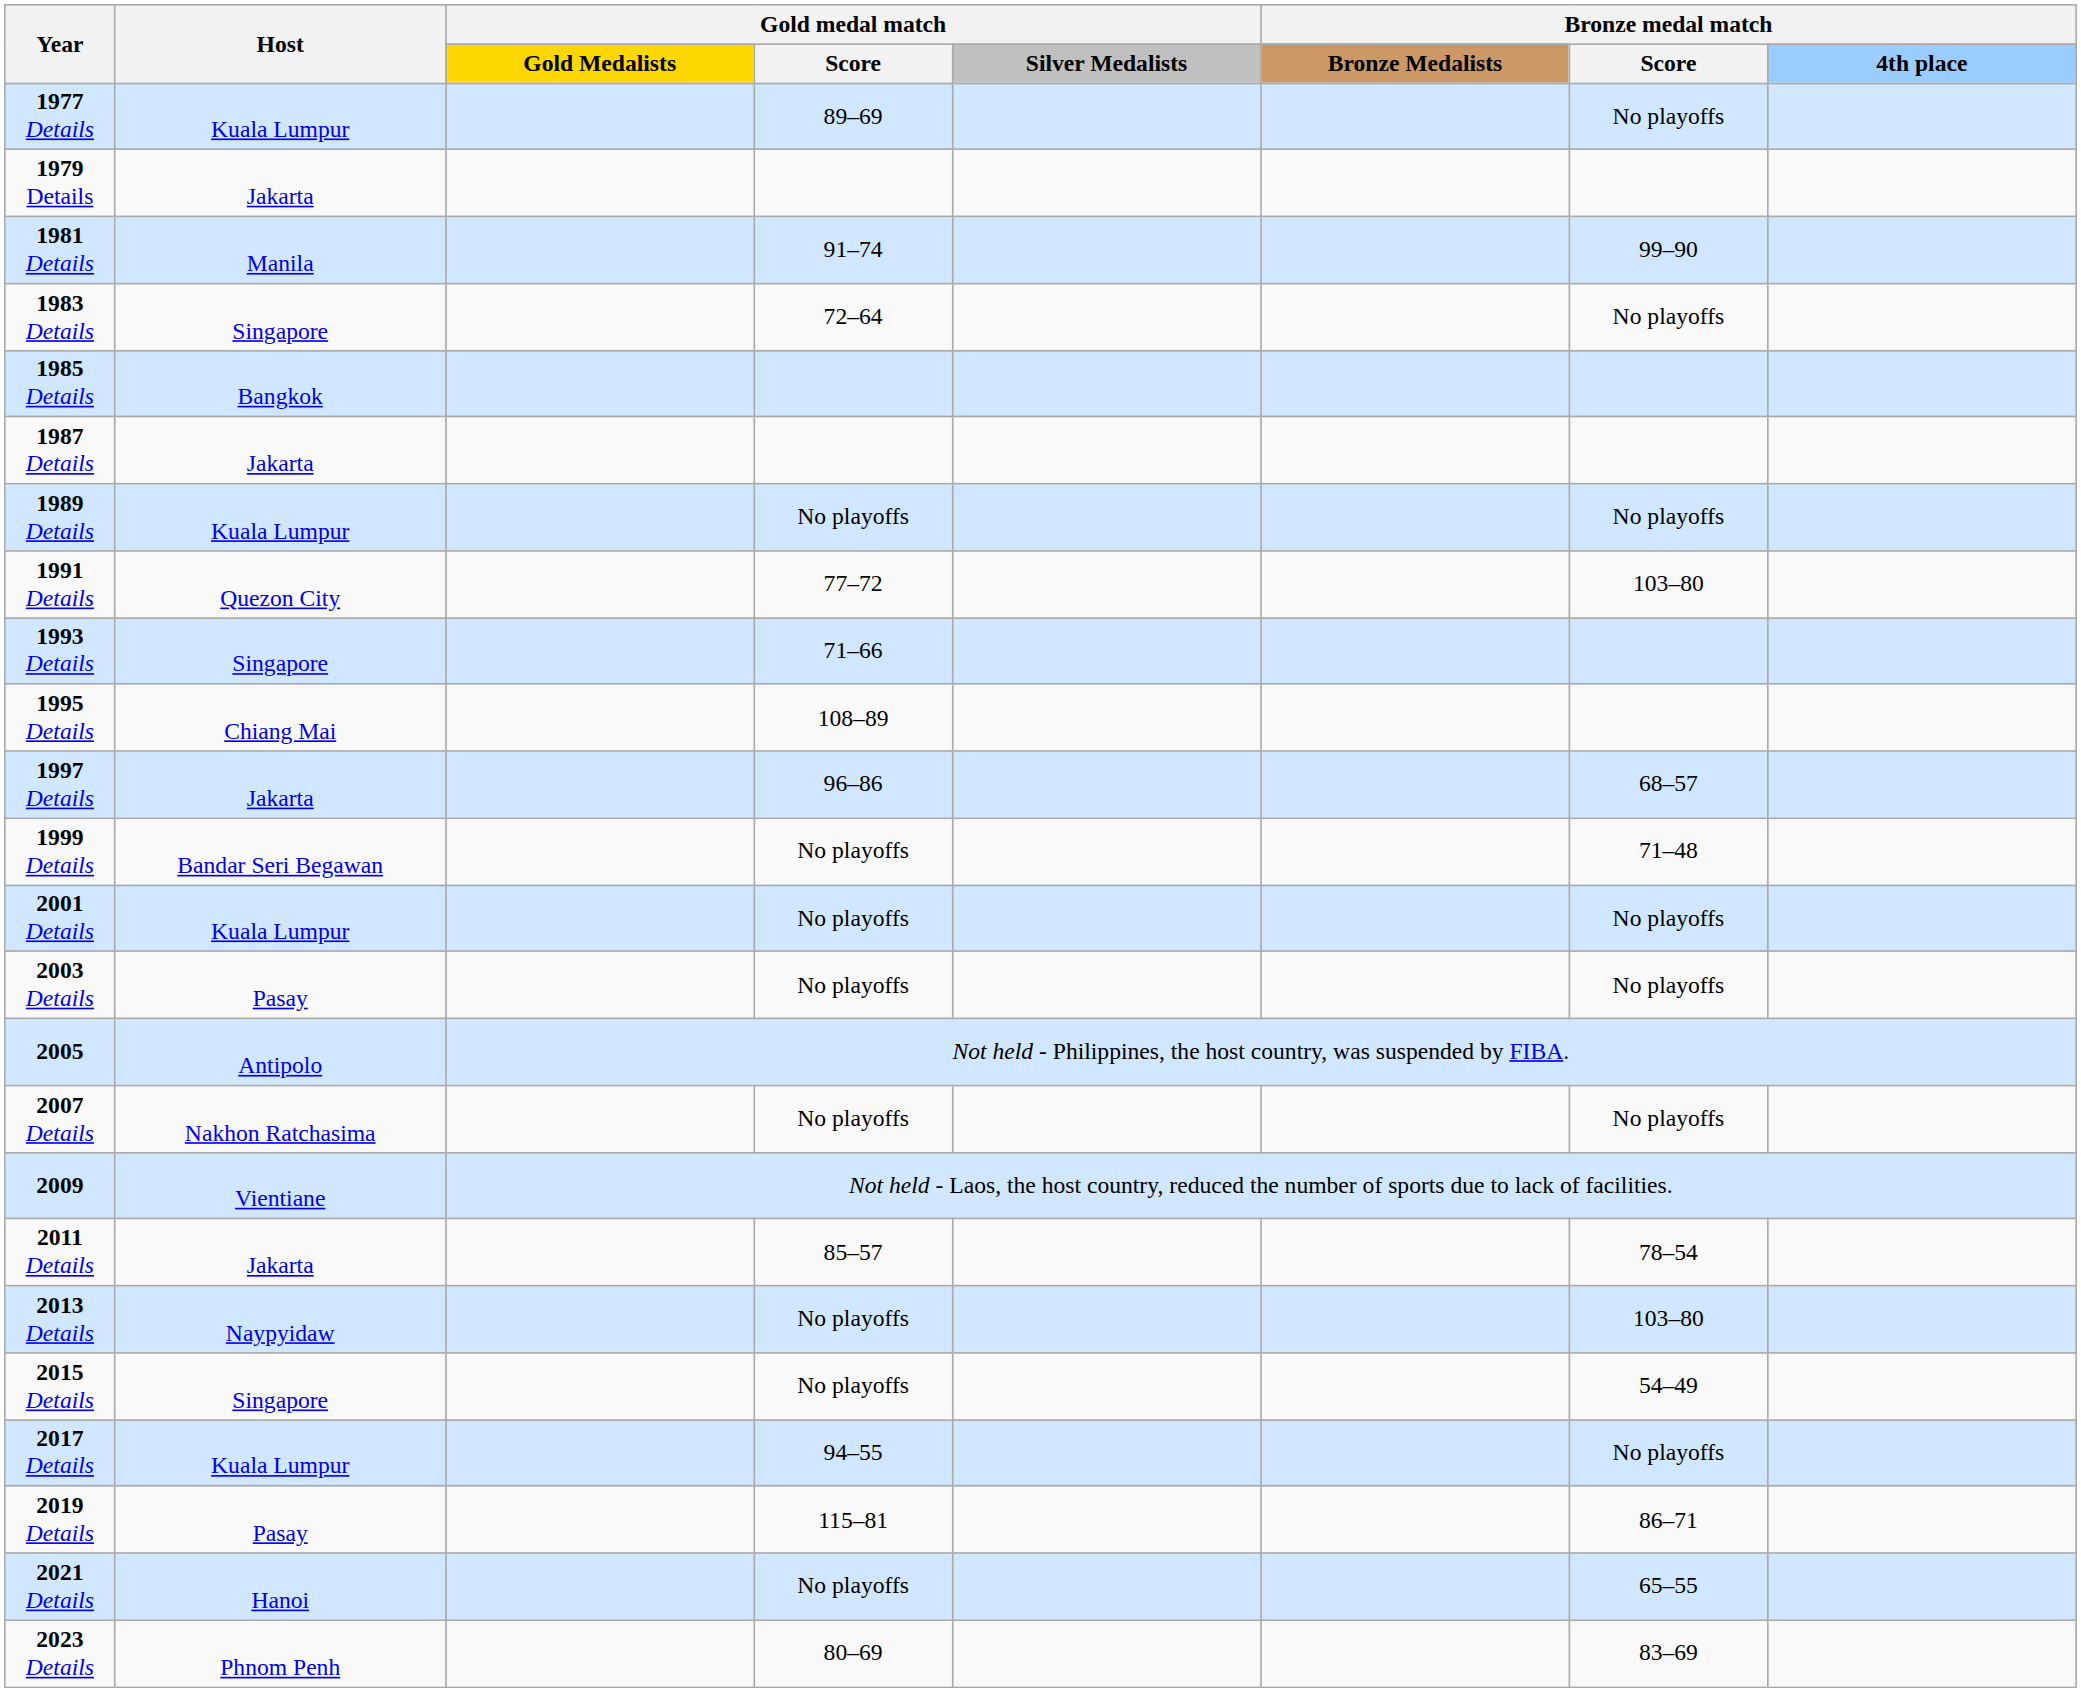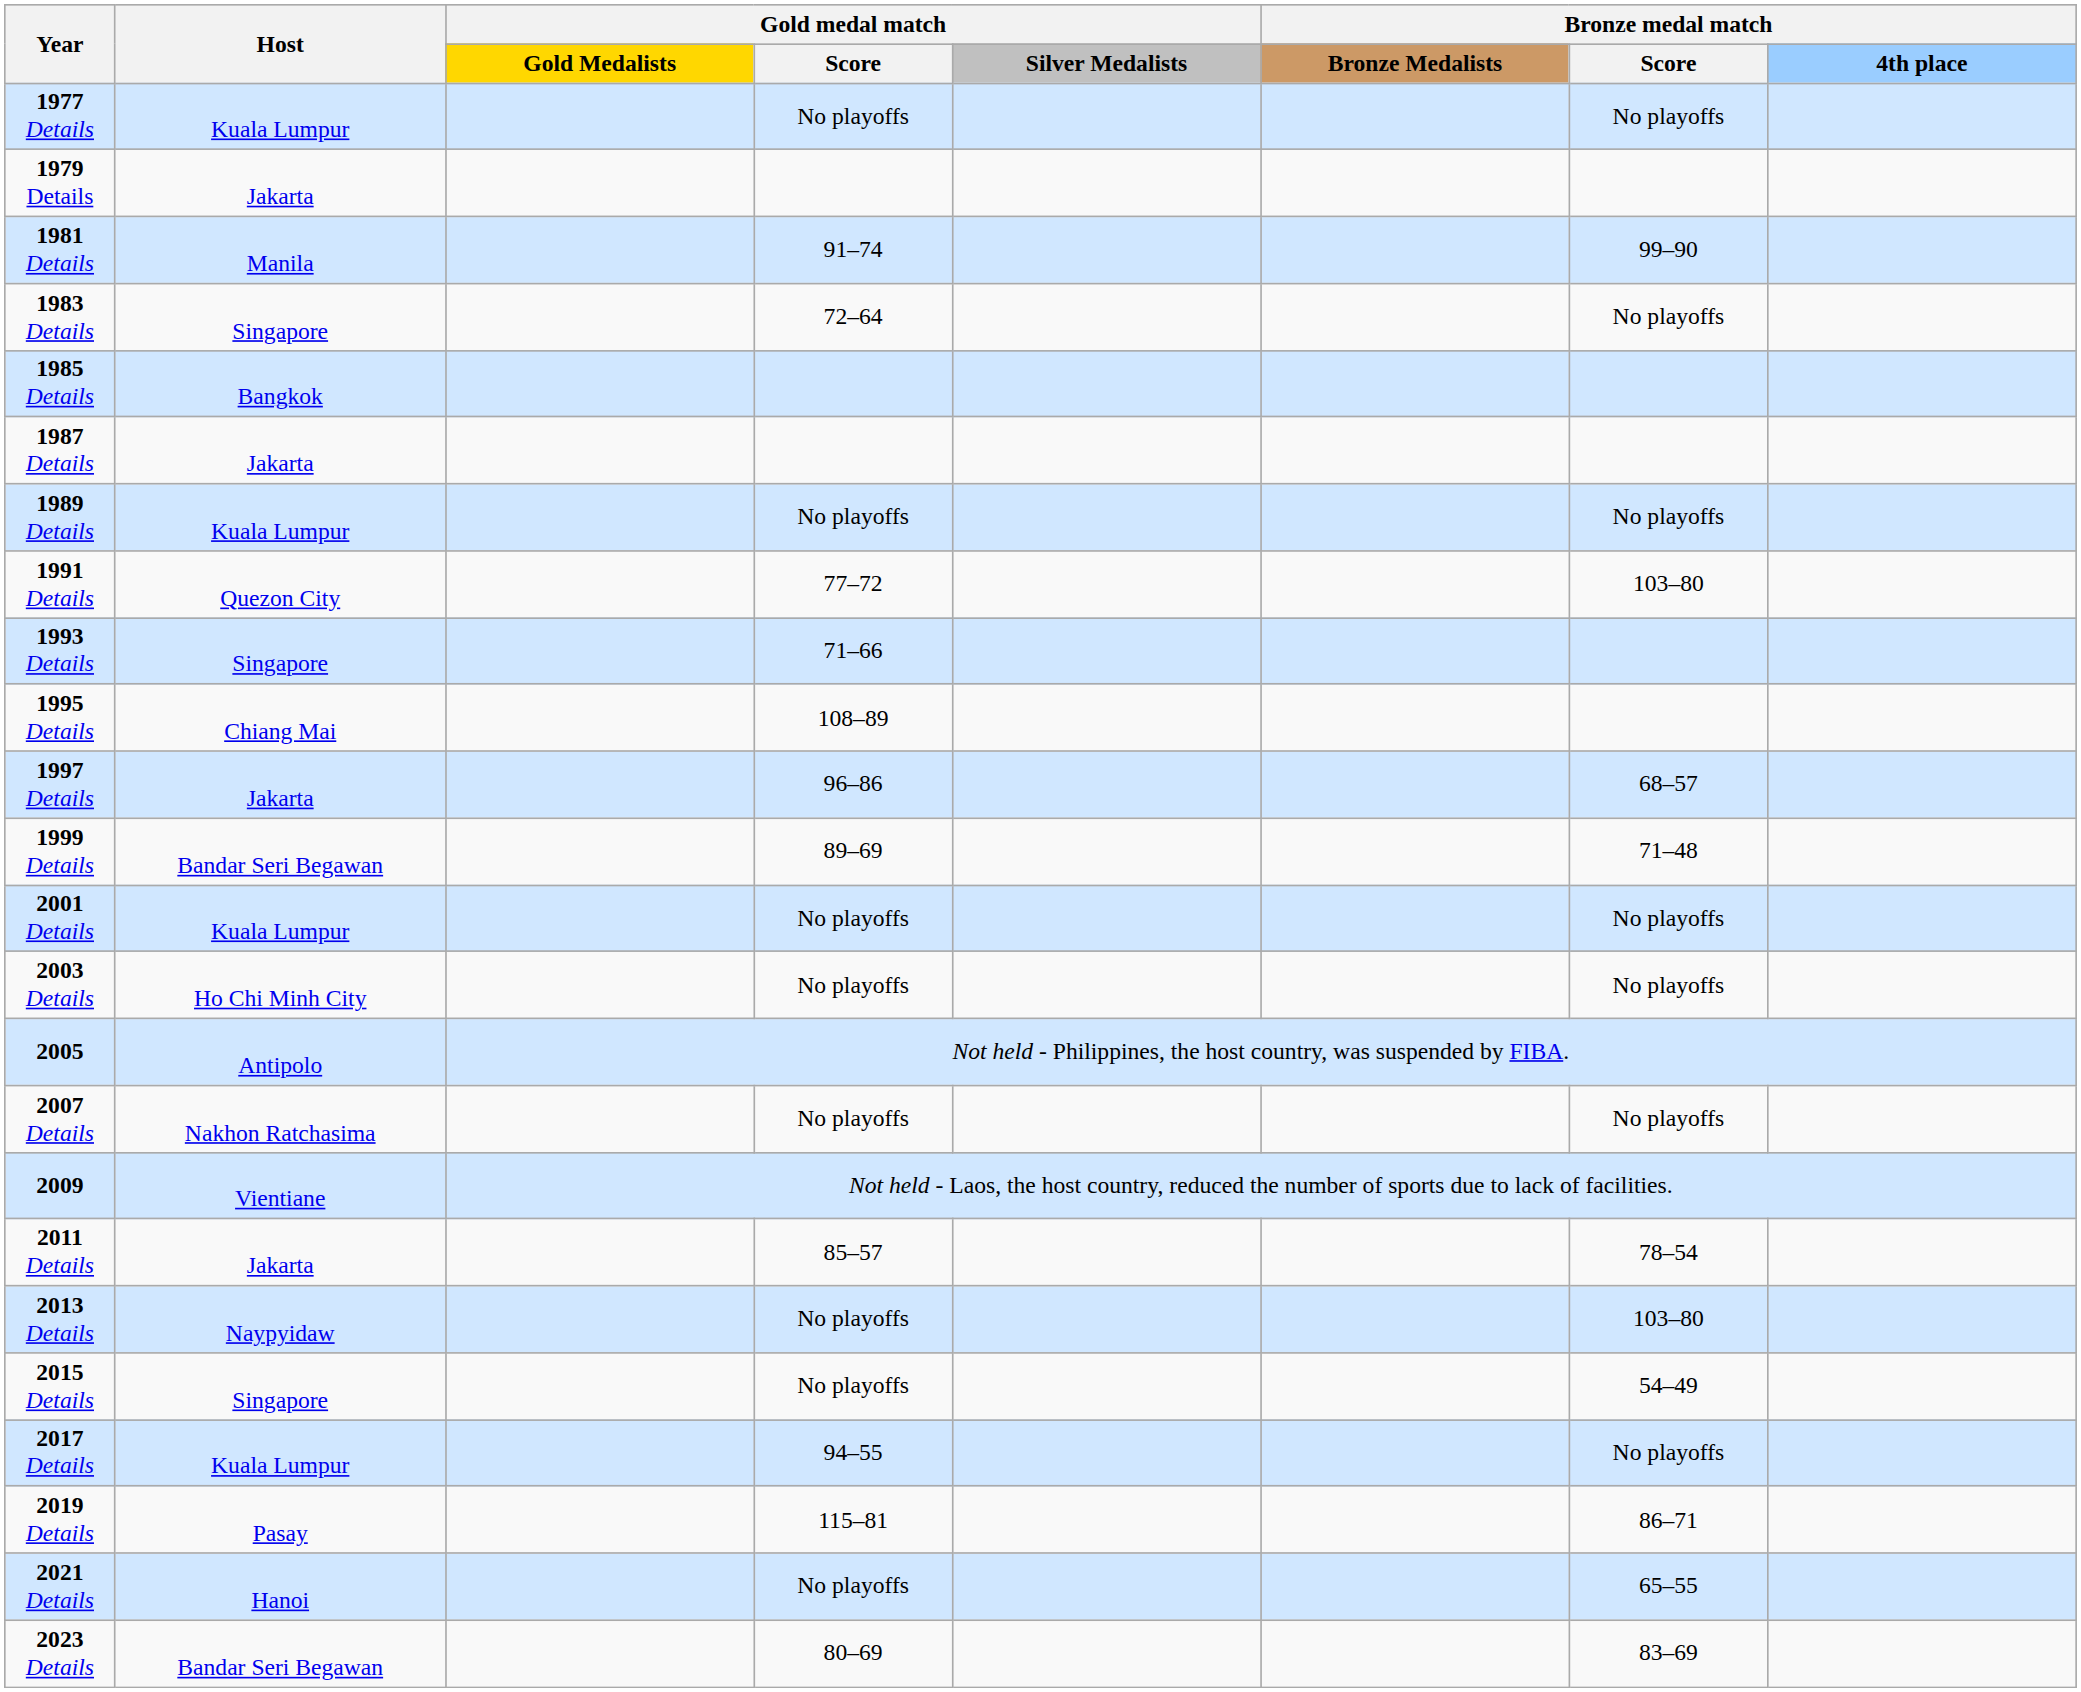(853, 116) 89–69 -> (853, 116) No playoffs
(853, 851) No playoffs -> (853, 851) 89–69
(280, 998) Pasay -> (280, 998) Ho Chi Minh City
(280, 1667) Phnom Penh -> (280, 1667) Bandar Seri Begawan
